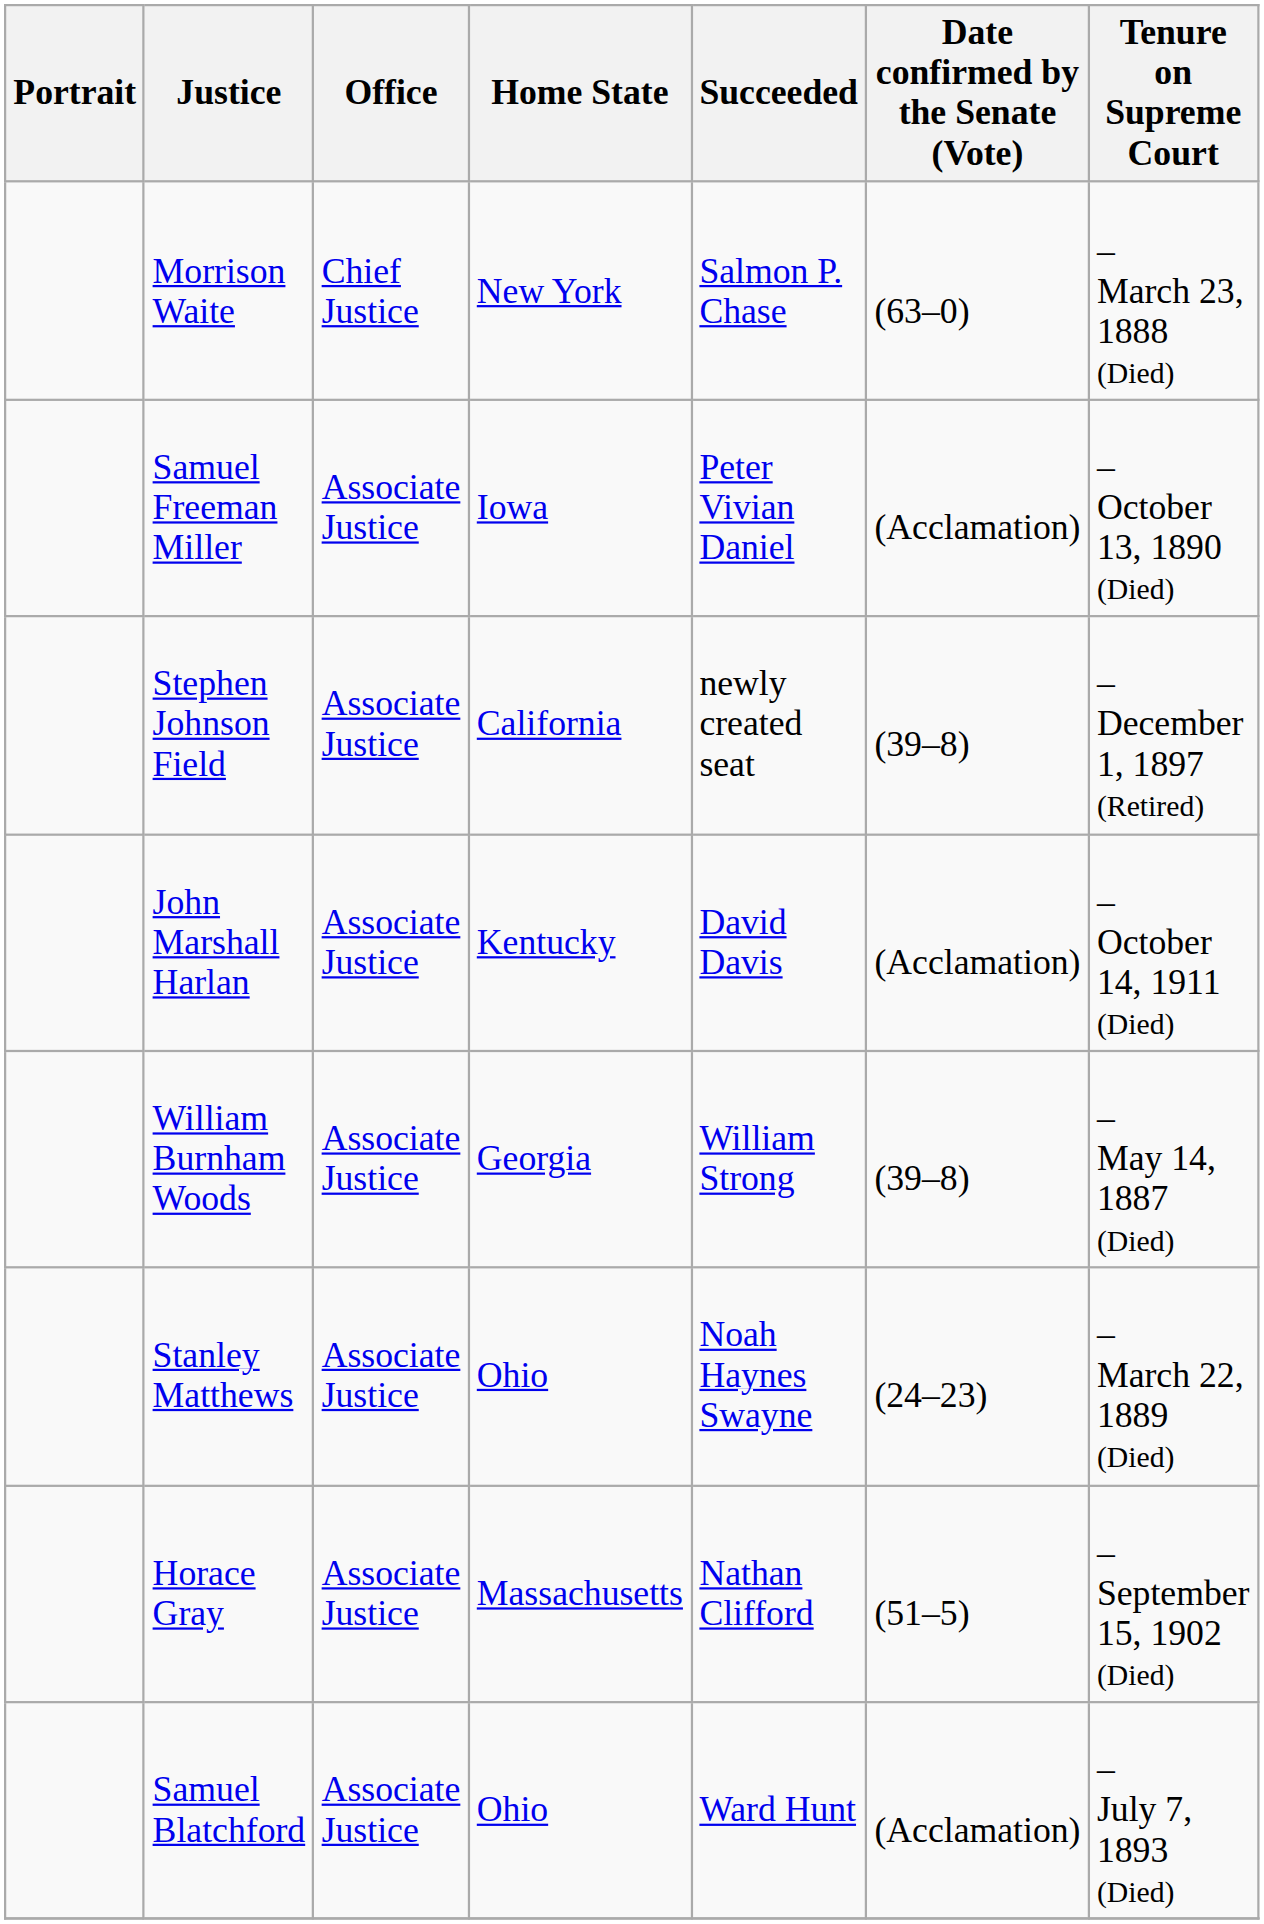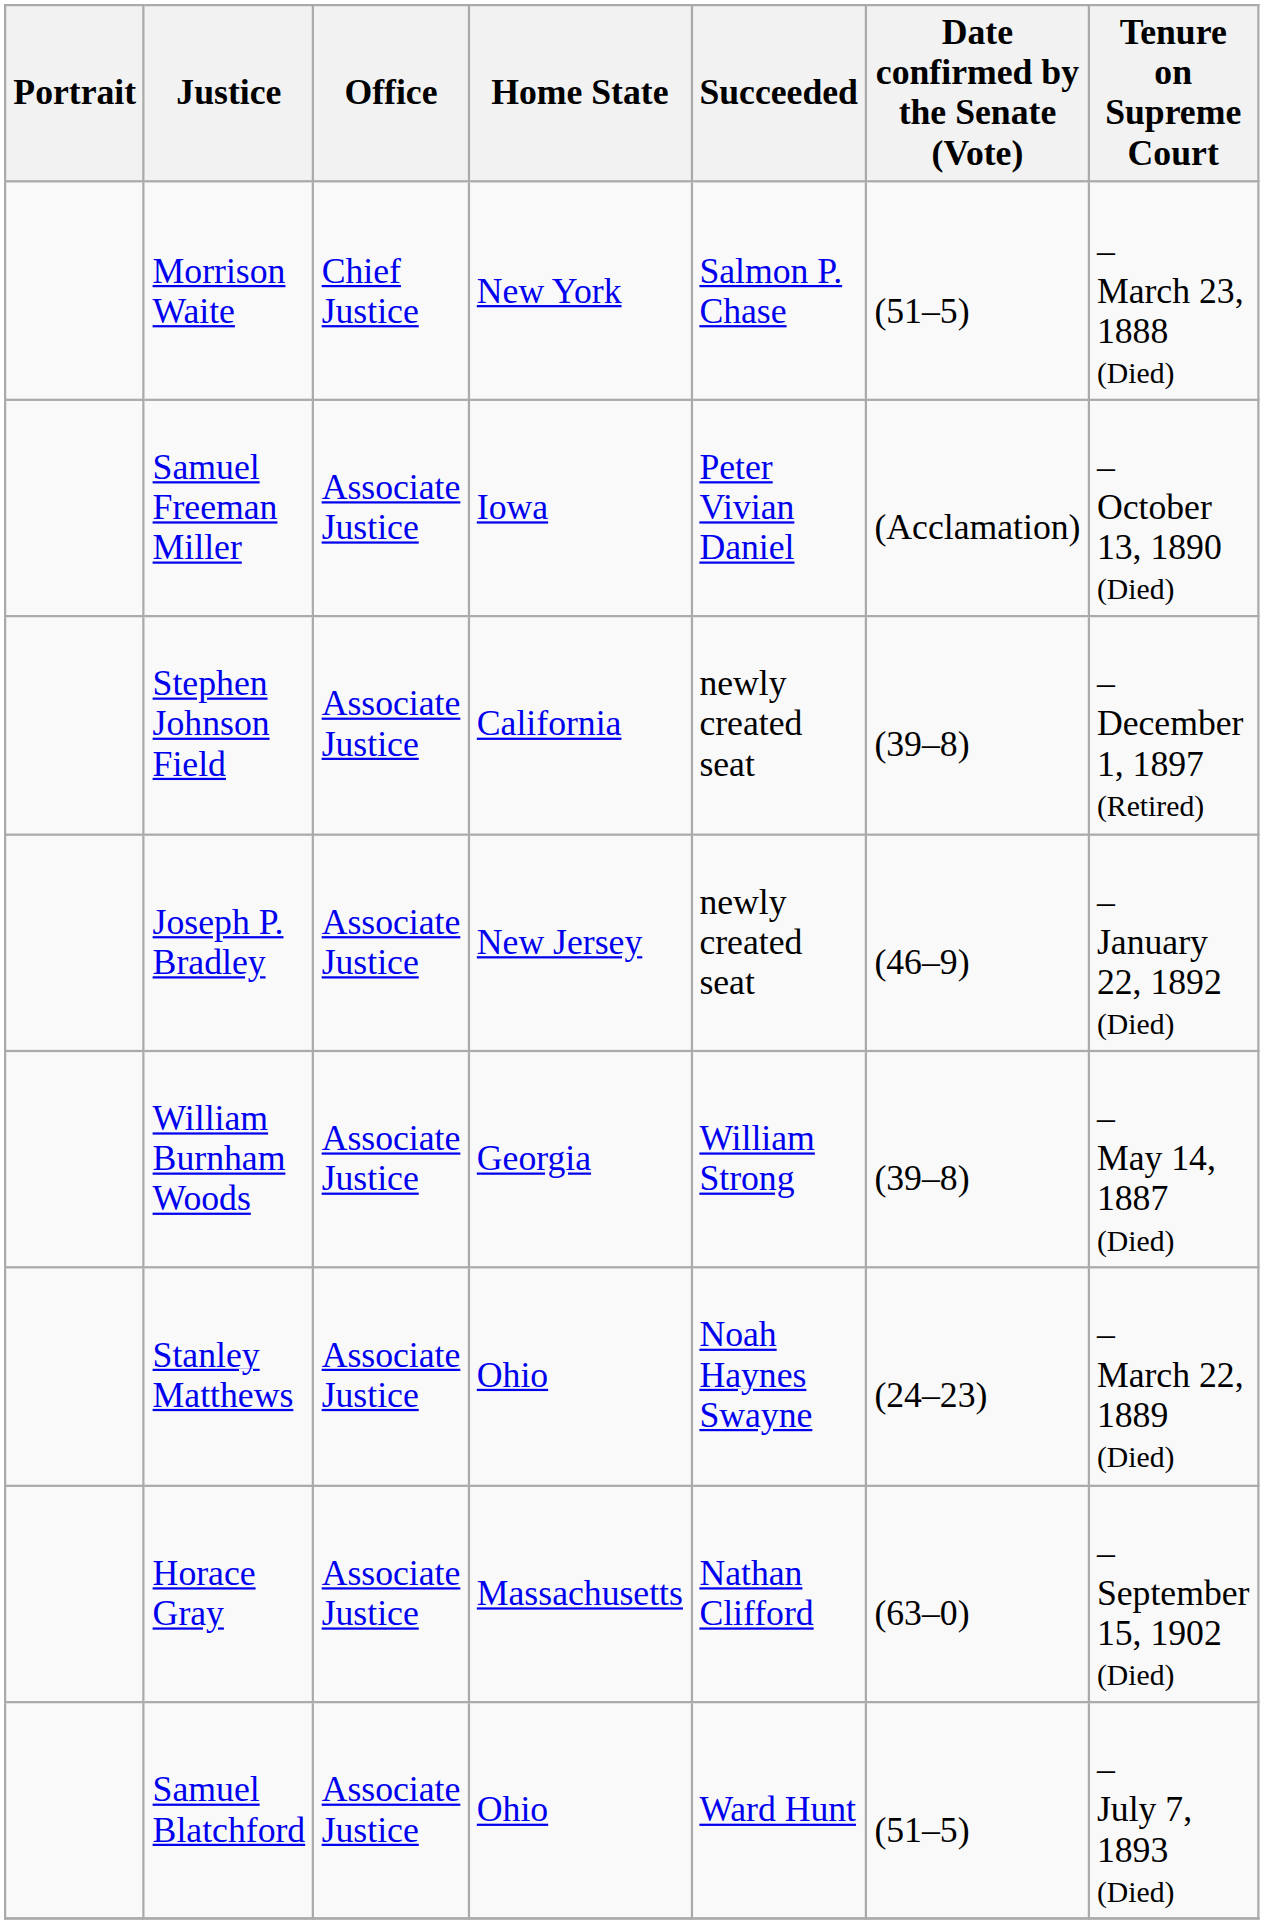(922, 310) (63–0) -> (922, 310) (51–5)
+ row: (218, 941)
- row: (216, 941)
(922, 1613) (51–5) -> (922, 1613) (63–0)
(977, 1830) (Acclamation) -> (922, 1830) (51–5)
